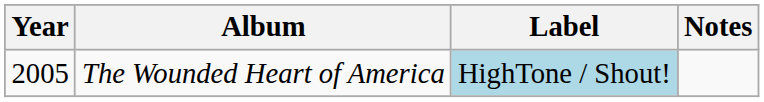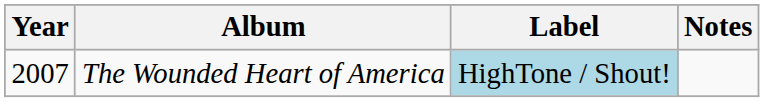(40, 72) 2005 -> (40, 72) 2007
